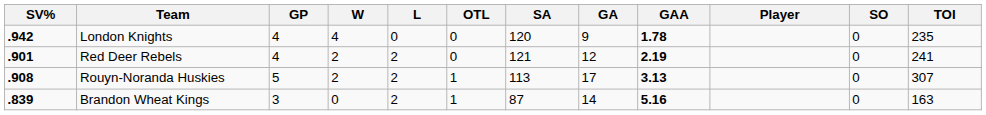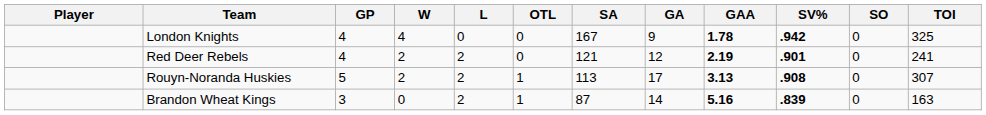columns swapped: (780, 15) <-> (41, 15)
(520, 36) 120 -> (586, 36) 167
(923, 36) 235 -> (923, 36) 325
